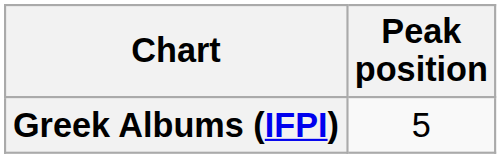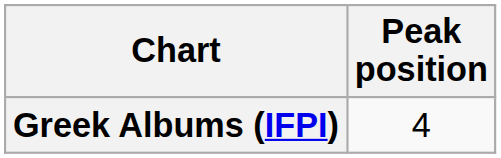(421, 124) 5 -> (421, 124) 4
